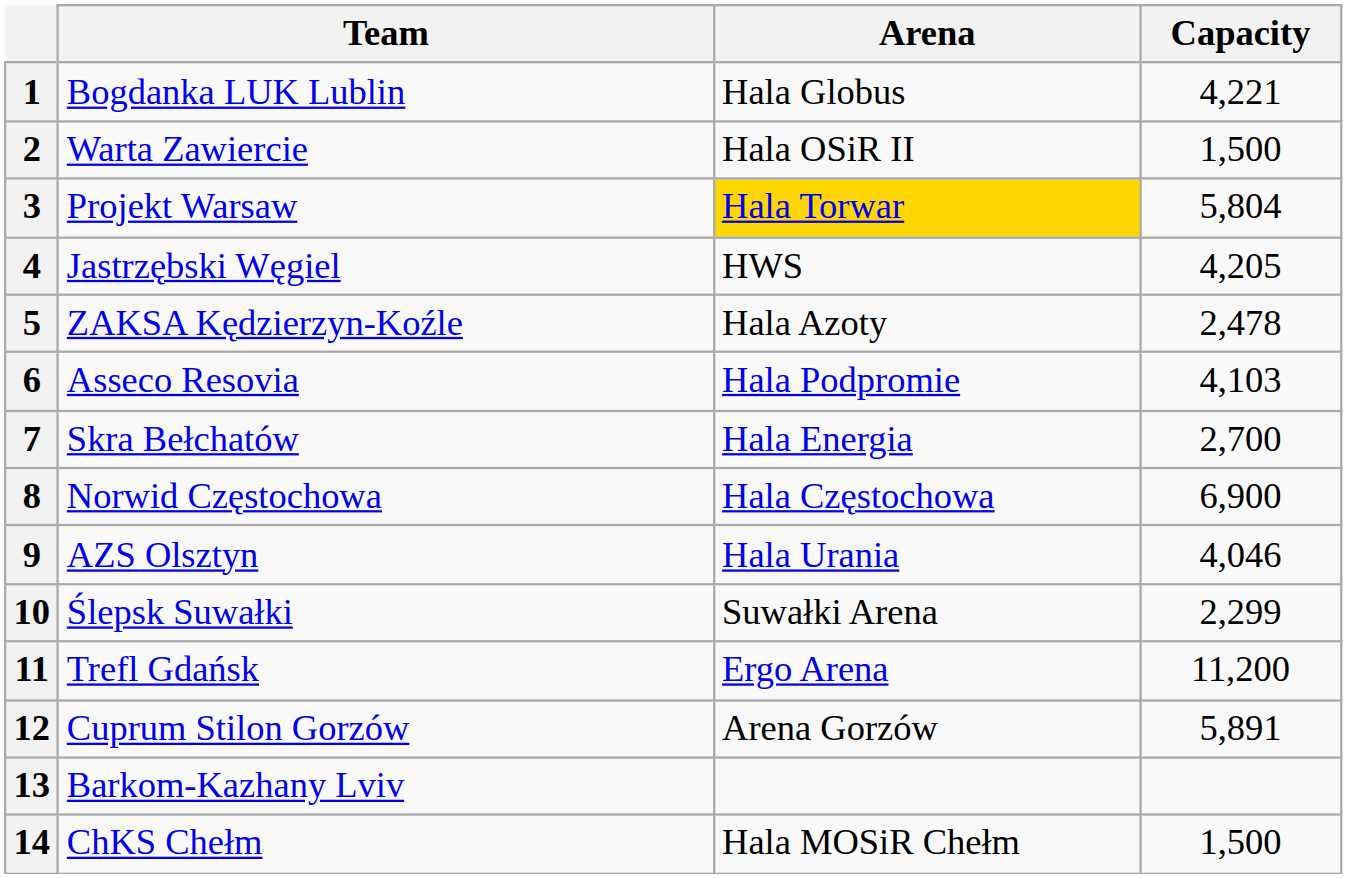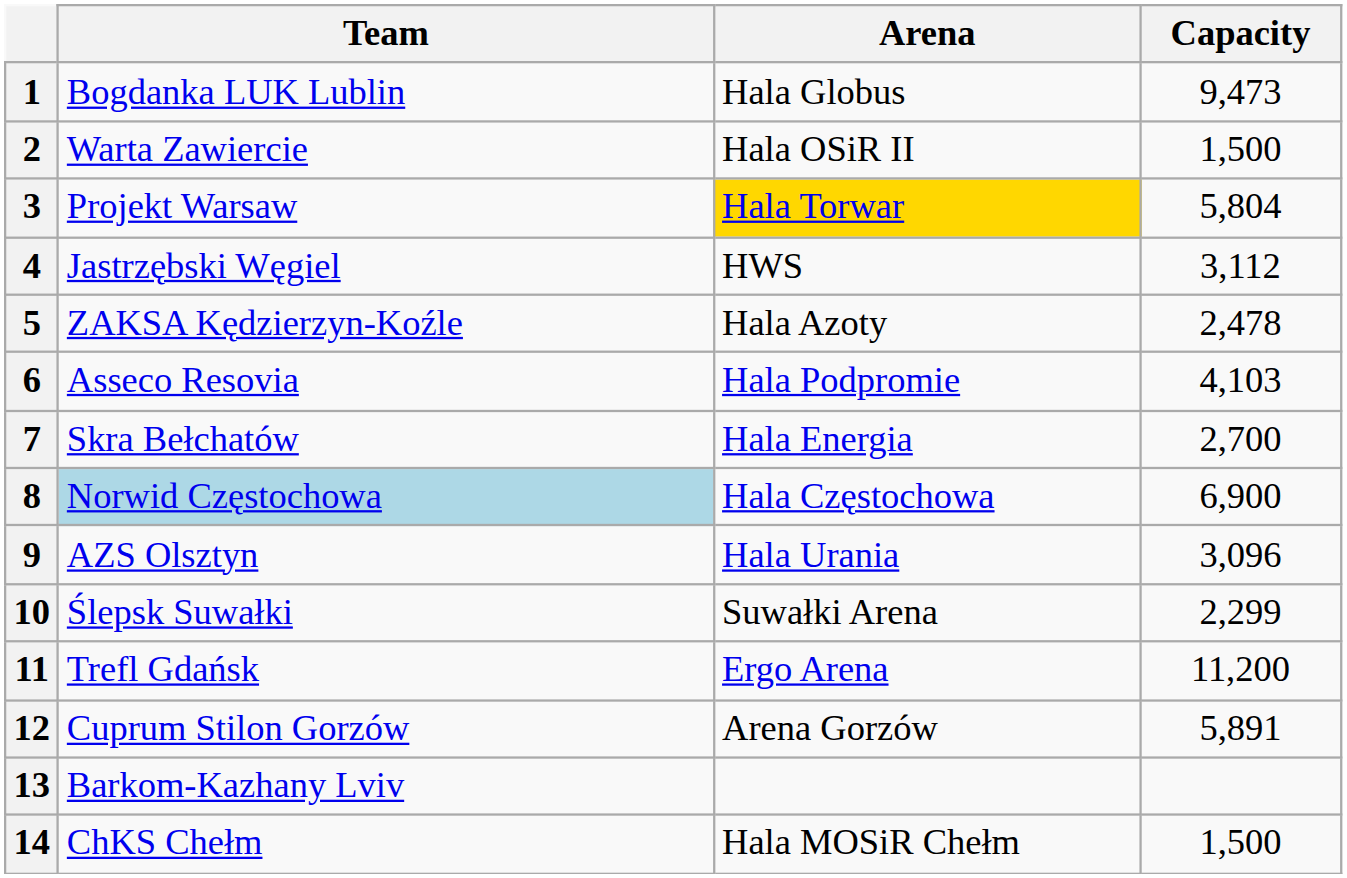(1240, 91) 4,221 -> (1240, 91) 9,473
(1240, 264) 4,205 -> (1240, 264) 3,112
(224, 496) no background -> (224, 496) lightblue background
(1240, 554) 4,046 -> (1240, 554) 3,096
